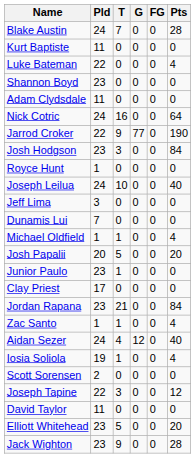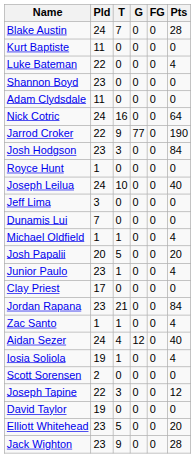(173, 271) 0 -> (173, 271) 4
(99, 409) 11 -> (100, 409) 19
